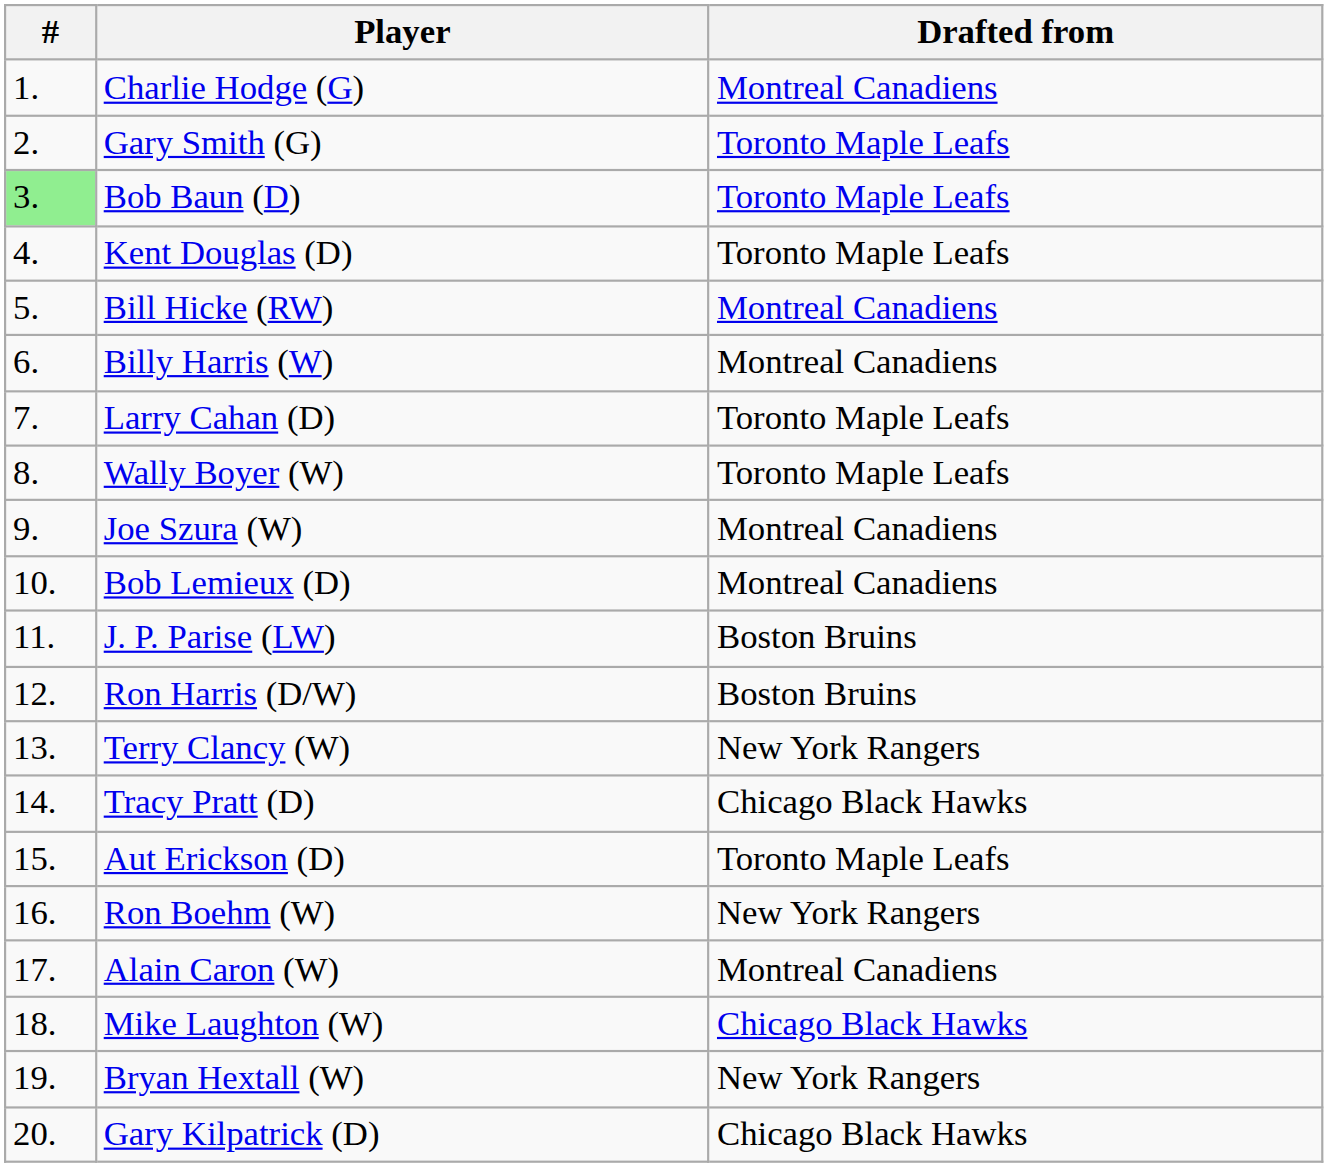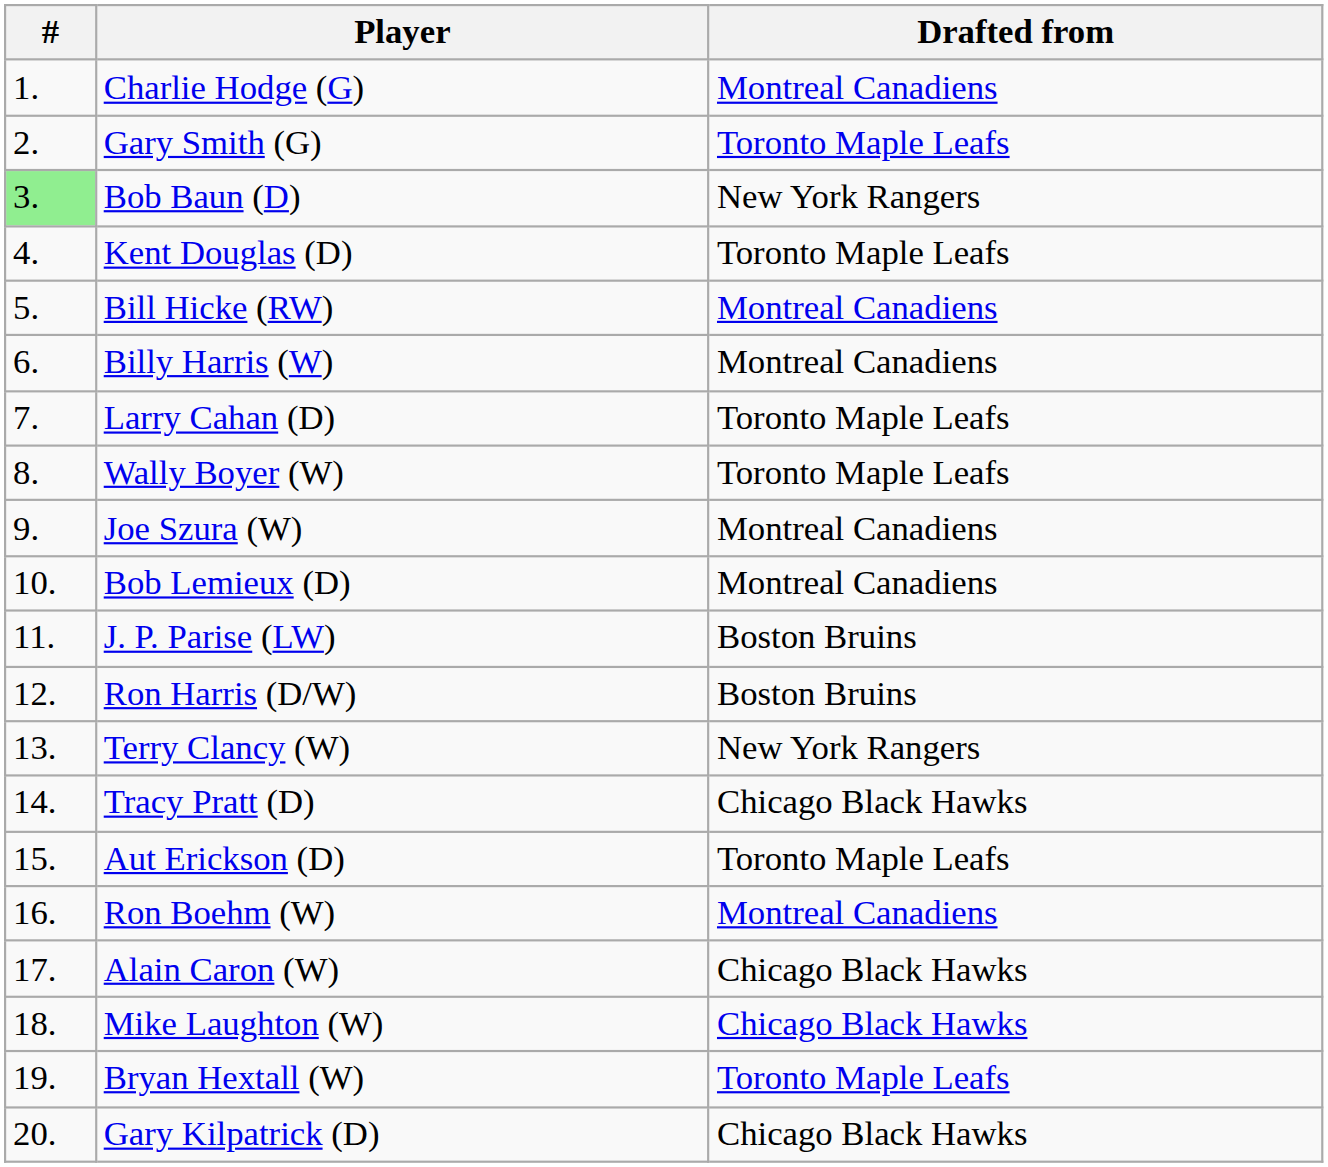(863, 197) Toronto Maple Leafs -> (849, 197) New York Rangers
(849, 913) New York Rangers -> (857, 913) Montreal Canadiens
(857, 968) Montreal Canadiens -> (872, 968) Chicago Black Hawks
(849, 1078) New York Rangers -> (863, 1078) Toronto Maple Leafs
